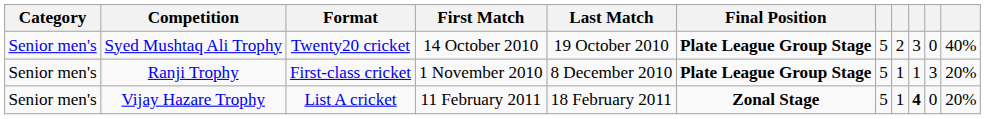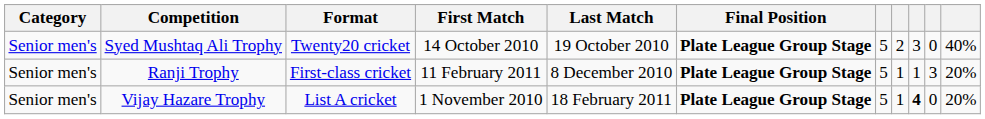(481, 72) 1 November 2010 -> (481, 72) 11 February 2011
(481, 99) 11 February 2011 -> (481, 99) 1 November 2010
(776, 99) Zonal Stage -> (776, 99) Plate League Group Stage
